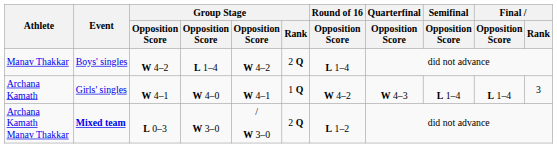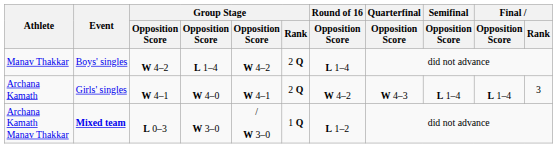(296, 90) 1 Q -> (296, 90) 2 Q
(296, 123) 2 Q -> (296, 123) 1 Q
